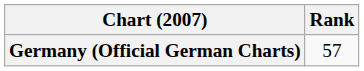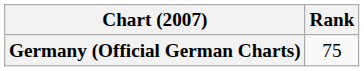(332, 50) 57 -> (332, 50) 75
